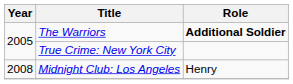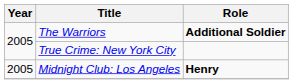(20, 69) 2008 -> (20, 69) 2005
(201, 69) normal -> (202, 69) bold
